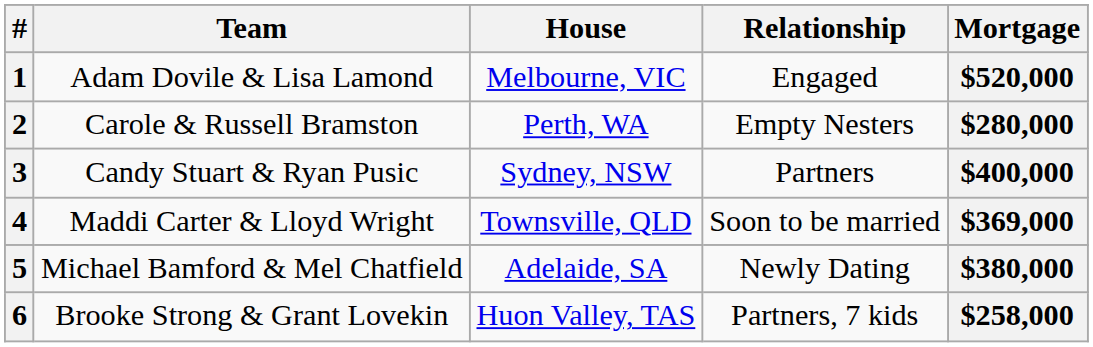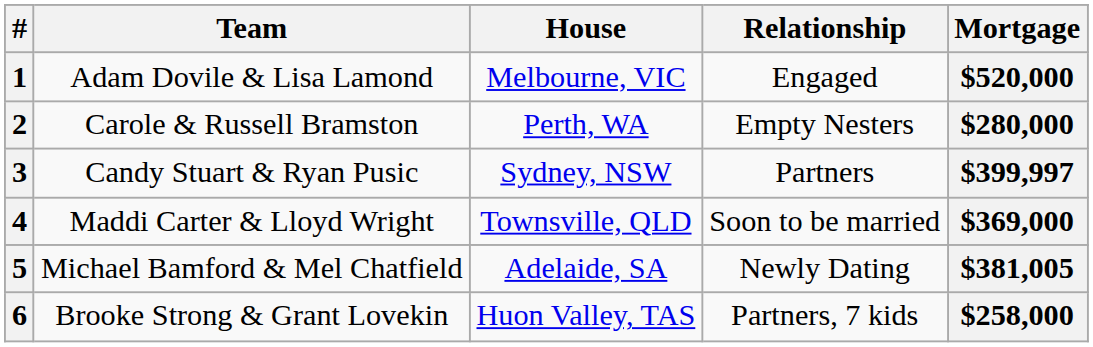(1017, 172) $400,000 -> (1017, 172) $399,997
(1017, 268) $380,000 -> (1017, 268) $381,005
